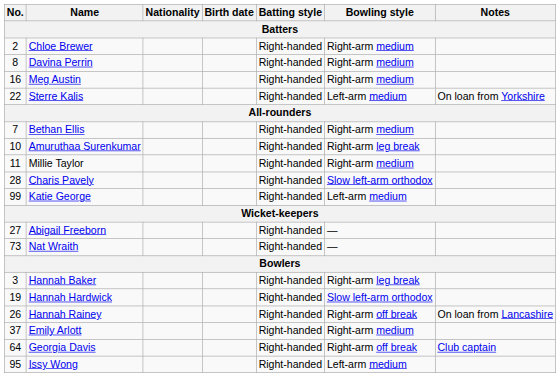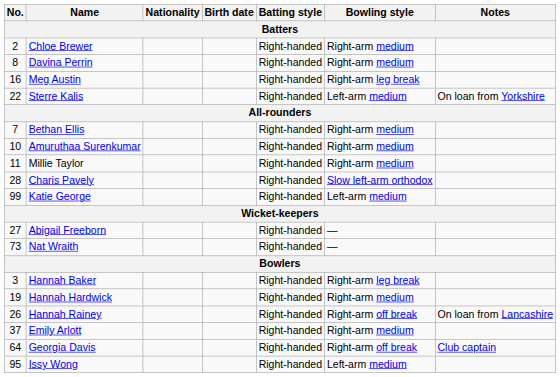(370, 79) Right-arm medium -> (373, 79) Right-arm leg break
(373, 146) Right-arm leg break -> (370, 146) Right-arm medium
(380, 297) Slow left-arm orthodox -> (370, 297) Right-arm medium
